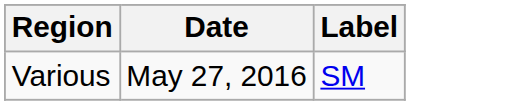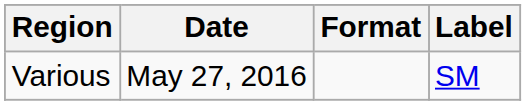+ column: (371, 28)
